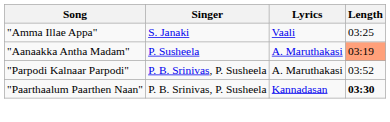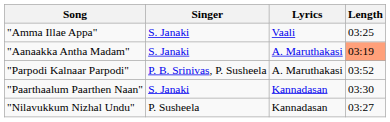(174, 51) P. Susheela -> (169, 51) S. Janaki
(207, 89) P. B. Srinivas, P. Susheela -> (169, 89) S. Janaki
(361, 89) bold -> (361, 89) normal
+ row: (71, 108)
